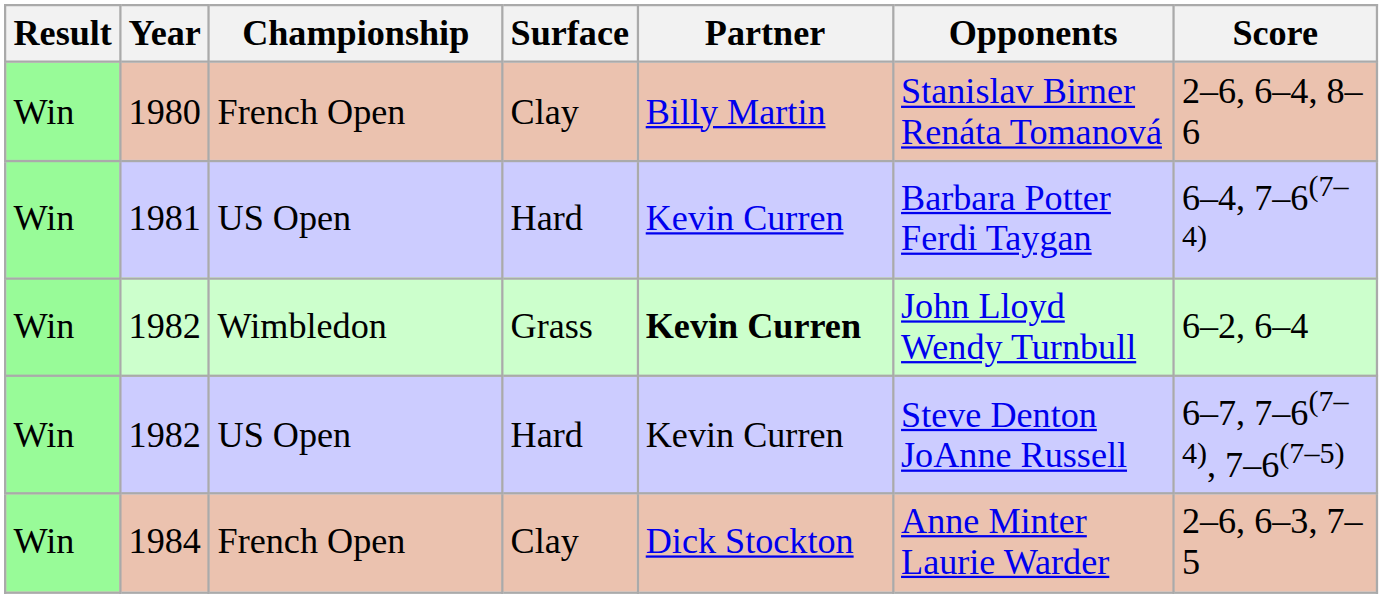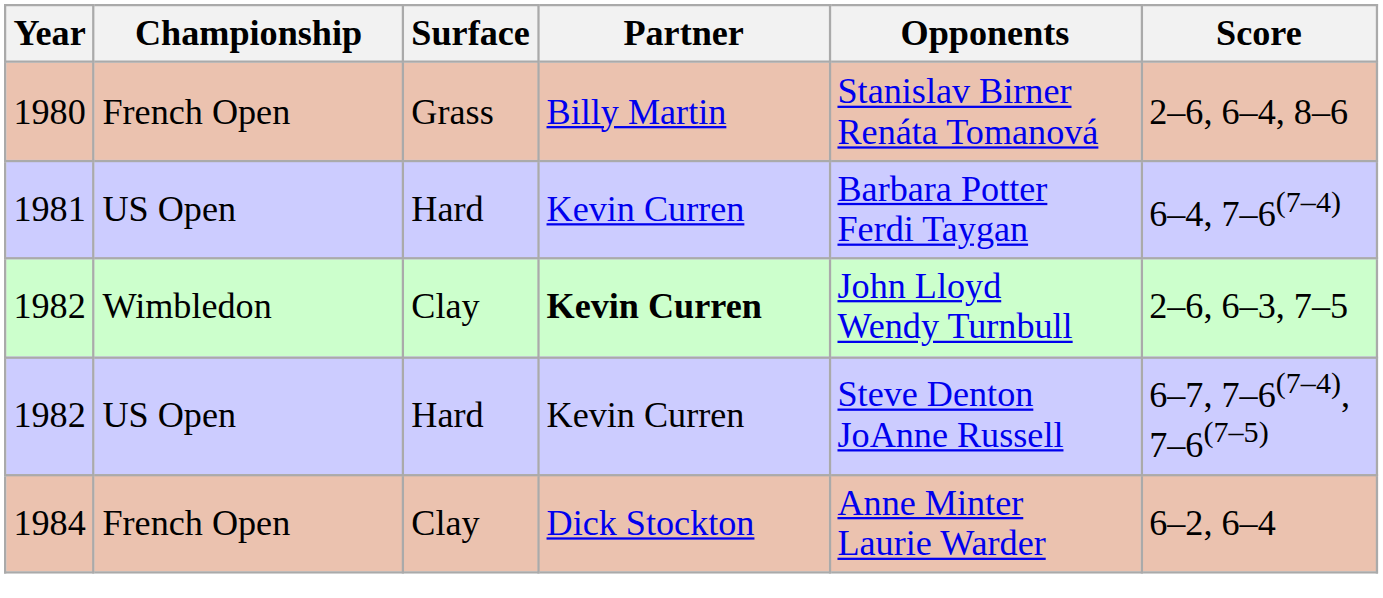- column: (63, 33)
(545, 110) Clay -> (453, 110) Grass
(552, 326) Grass -> (446, 306) Clay
(1245, 326) 6–2, 6–4 -> (1249, 306) 2–6, 6–3, 7–5
(1272, 542) 2–6, 6–3, 7–5 -> (1212, 522) 6–2, 6–4
